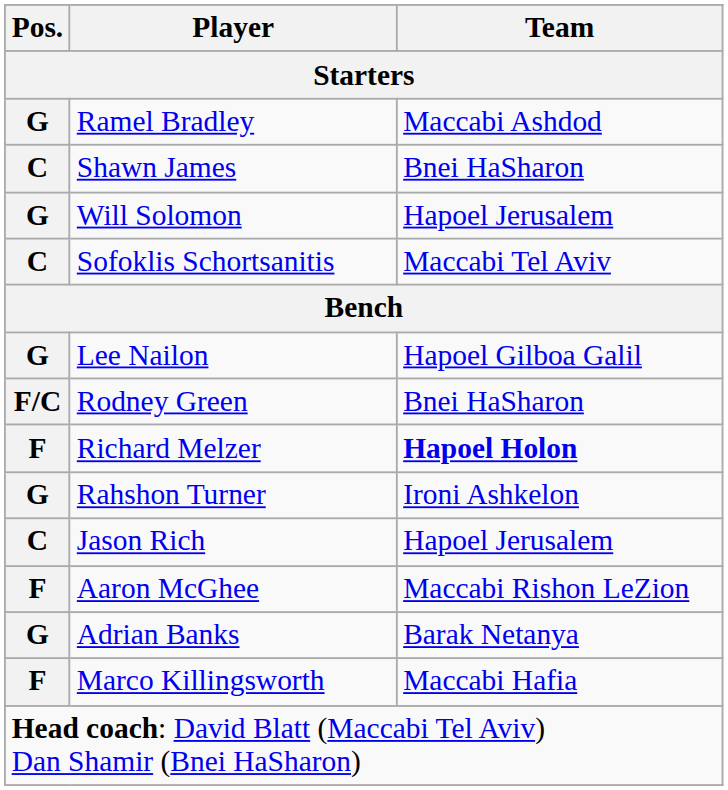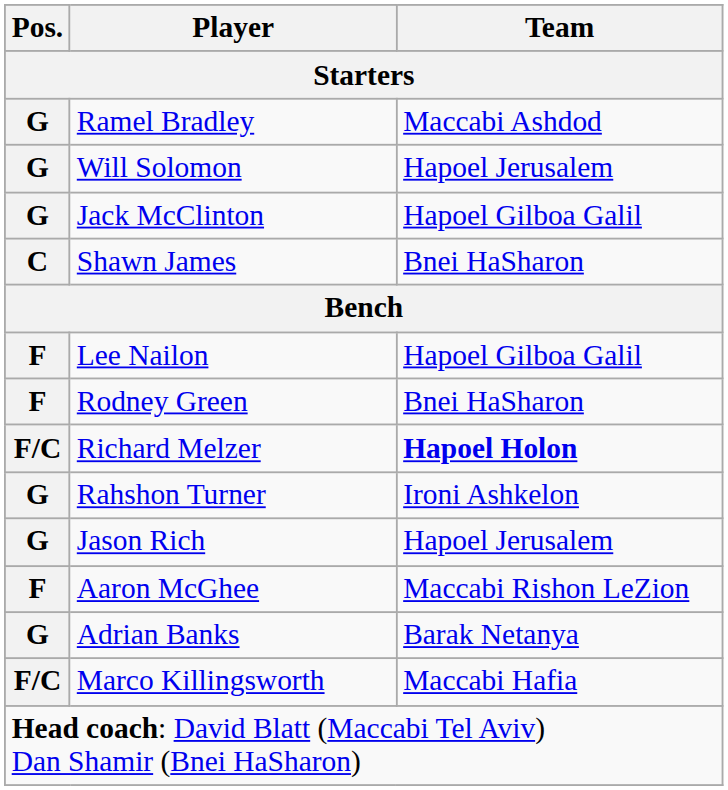rows swapped: (159, 214) <-> (157, 167)
+ row: (170, 214)
- row: (206, 261)
(37, 354) G -> (37, 354) F
(37, 401) F/C -> (37, 401) F
(37, 448) F -> (37, 448) F/C
(37, 541) C -> (37, 541) G
(37, 681) F -> (37, 681) F/C
